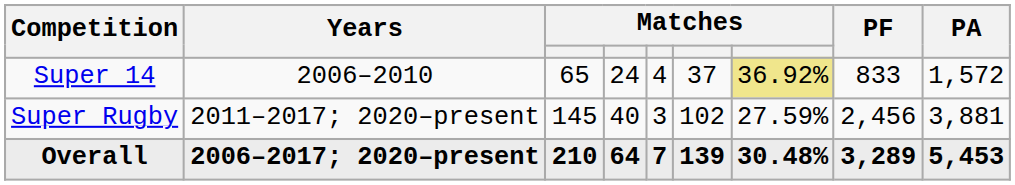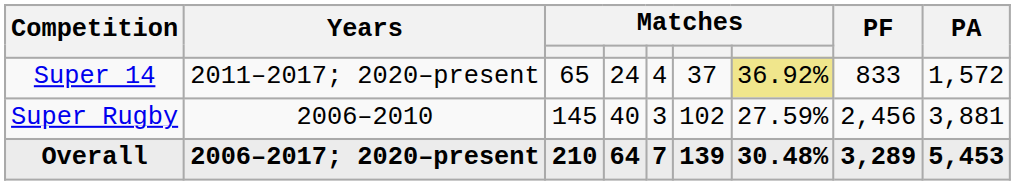(365, 78) 2006–2010 -> (365, 78) 2011–2017; 2020–present
(365, 119) 2011–2017; 2020–present -> (365, 119) 2006–2010
